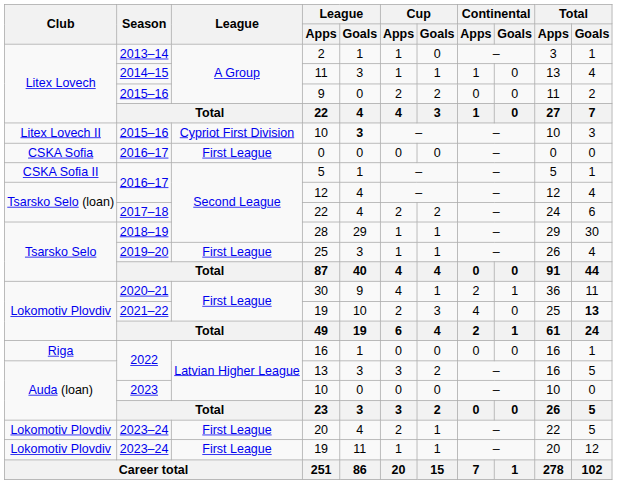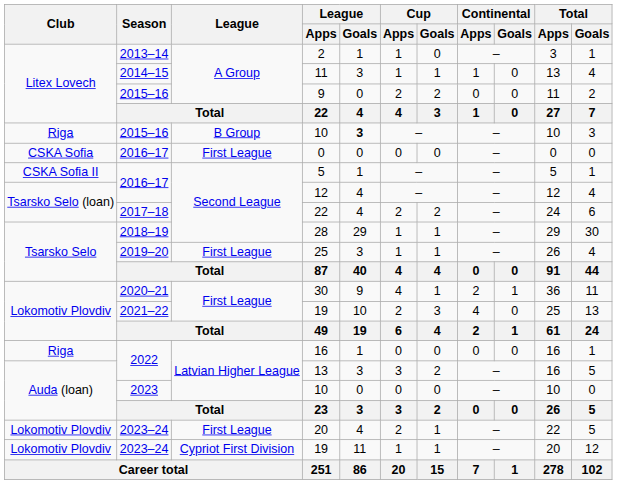(61, 133) Litex Lovech II -> (61, 133) Riga
(237, 133) Cypriot First Division -> (237, 133) B Group
(592, 311) bold -> (592, 311) normal
(237, 449) First League -> (237, 449) Cypriot First Division
